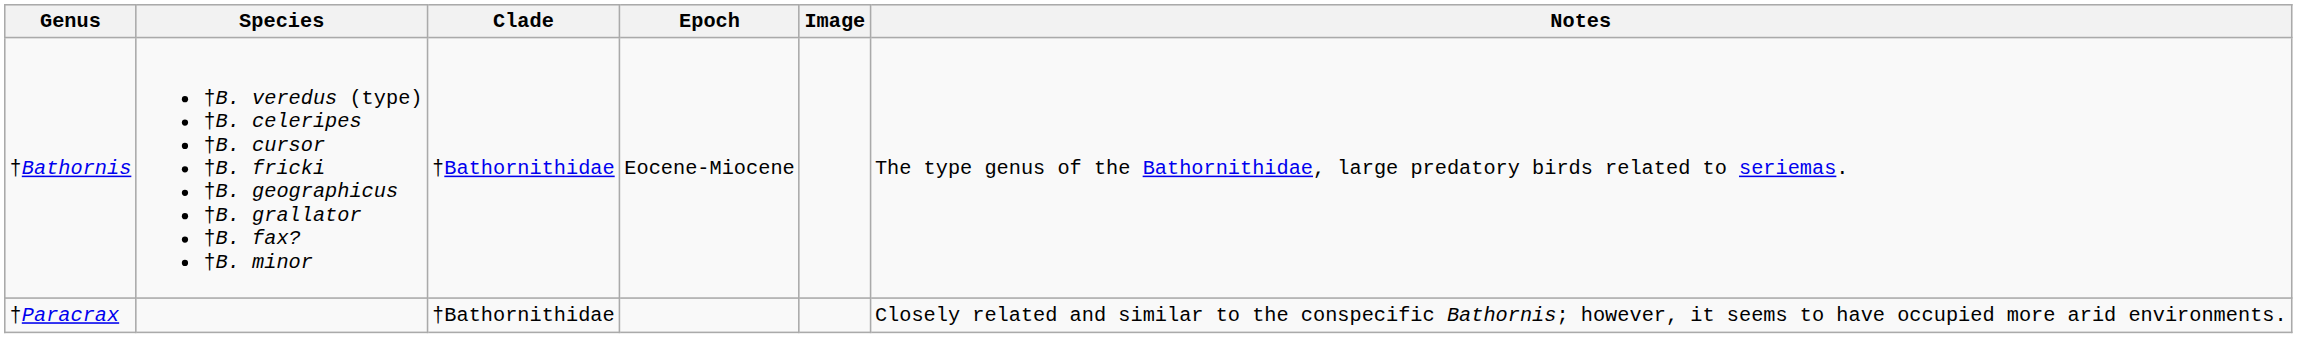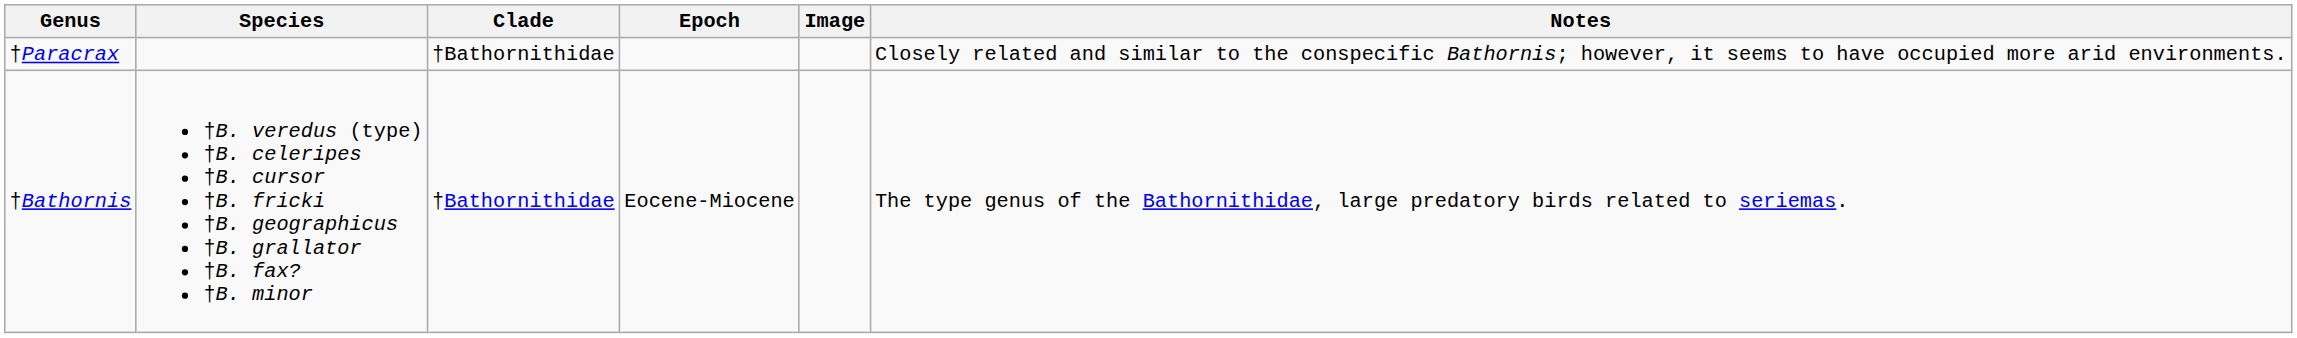rows swapped: (70, 168) <-> (64, 315)
